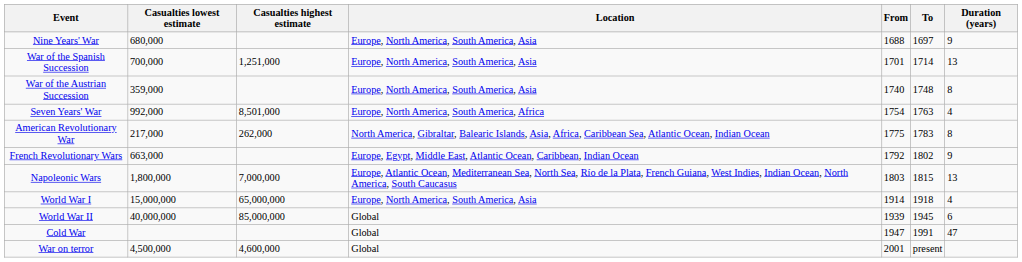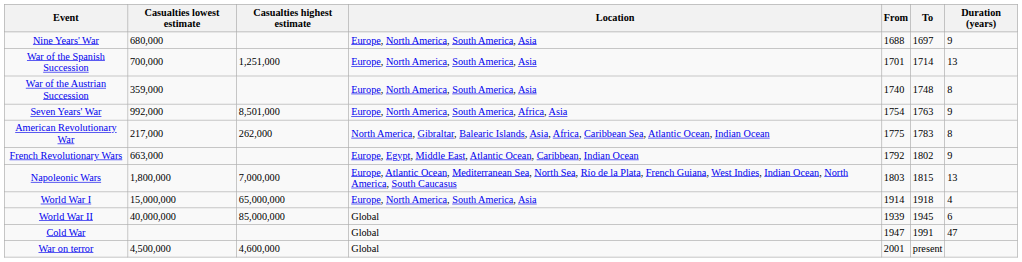(448, 112) Europe, North America, South America, Africa -> (459, 112) Europe, North America, South America, Africa, Asia
(950, 112) 4 -> (950, 112) 9
